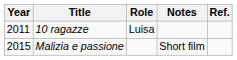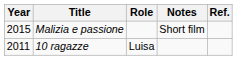rows swapped: (62, 30) <-> (80, 47)
